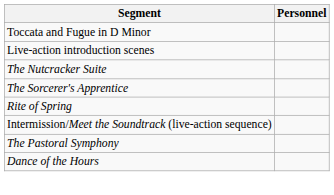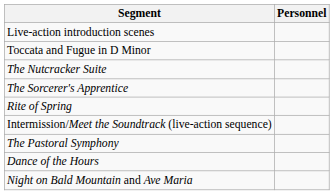rows swapped: (81, 50) <-> (79, 32)
+ row: (100, 180)
